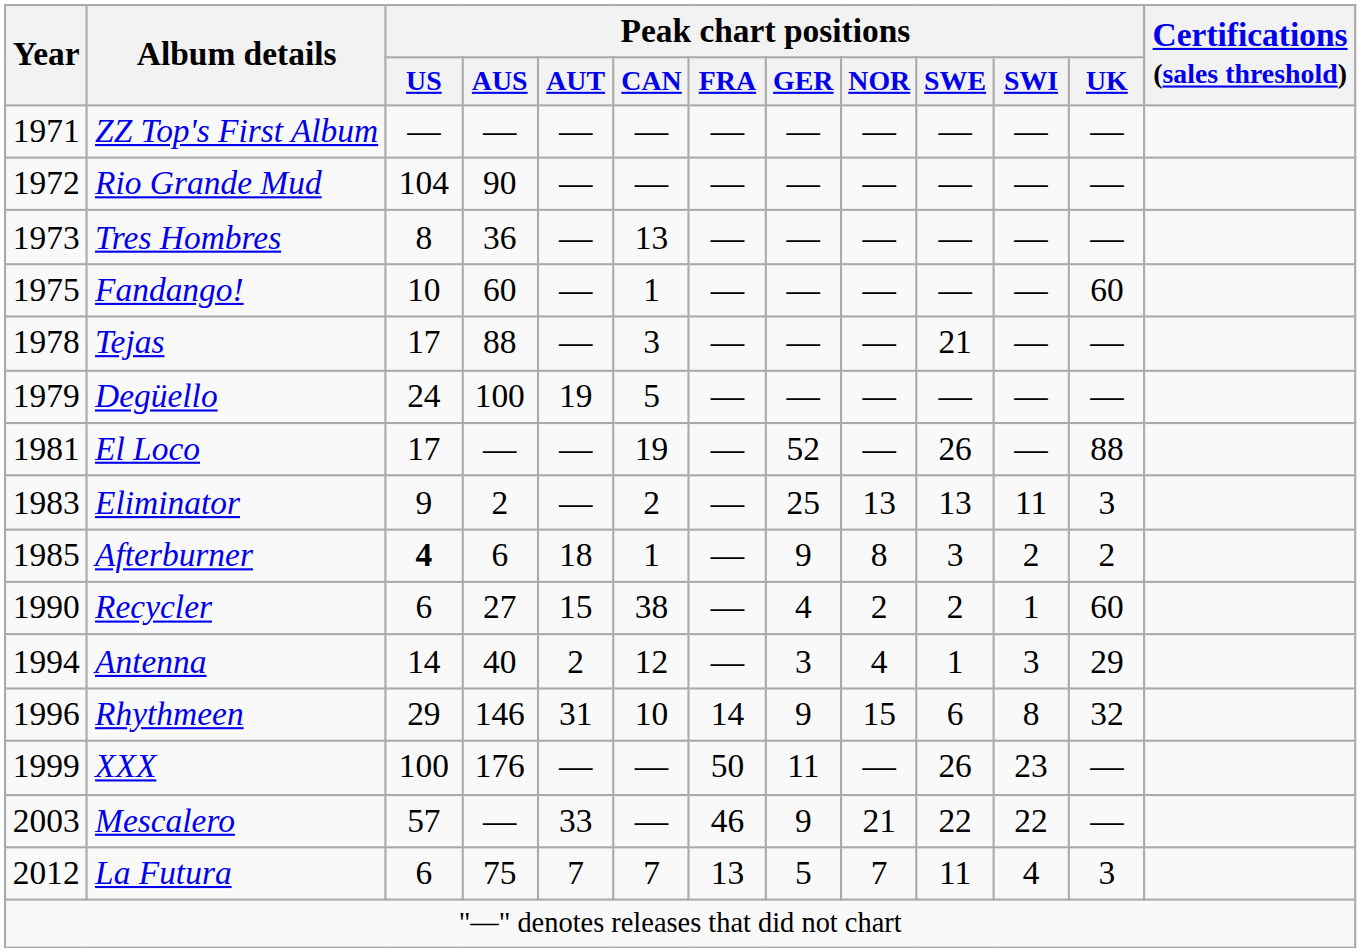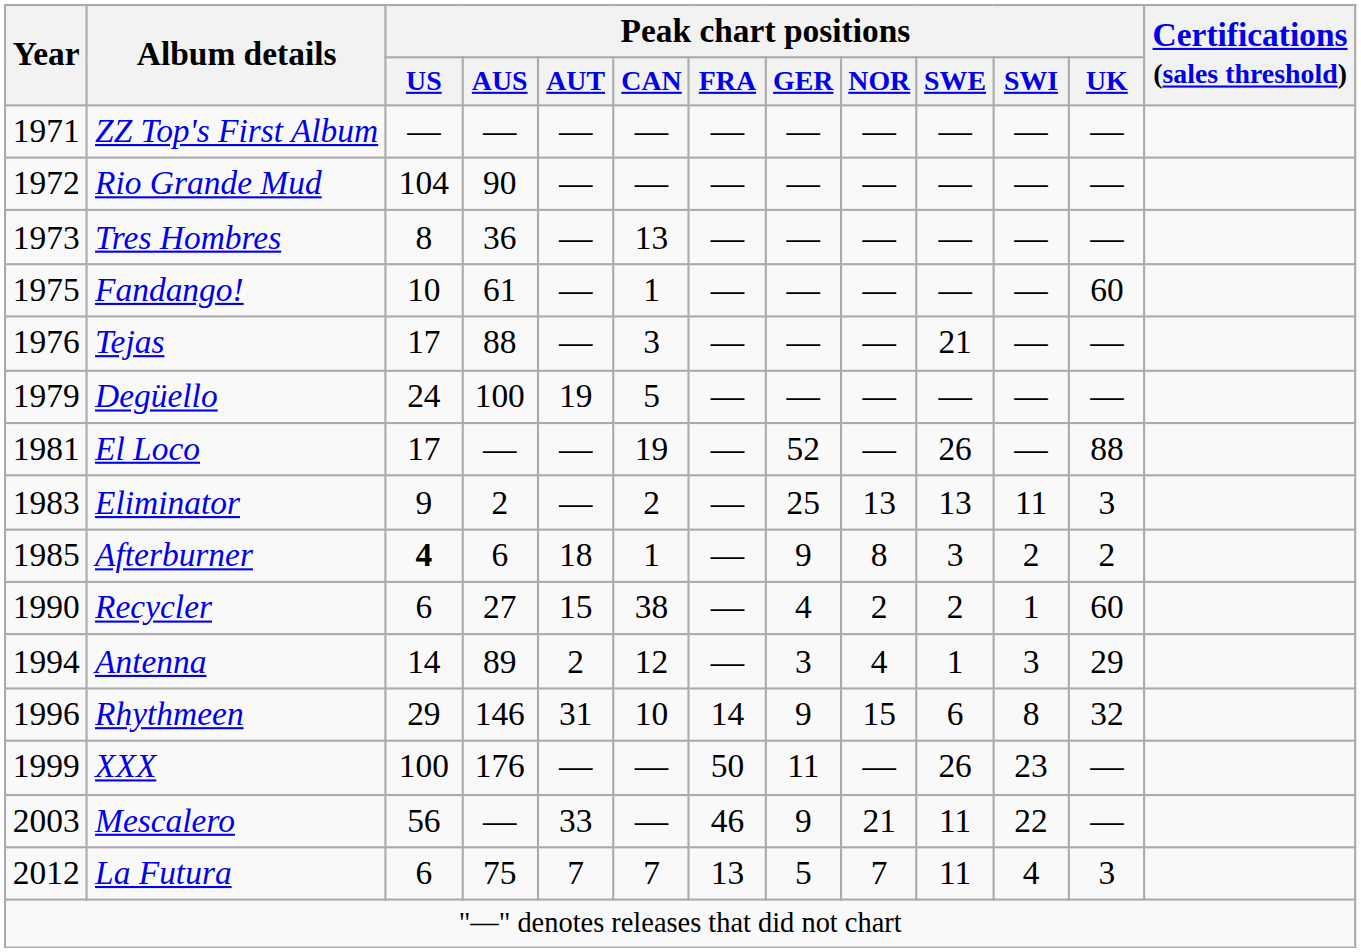(500, 289) 60 -> (500, 289) 61
(46, 342) 1978 -> (46, 342) 1976
(500, 661) 40 -> (500, 661) 89
(424, 820) 57 -> (424, 820) 56
(955, 820) 22 -> (955, 820) 11
